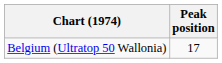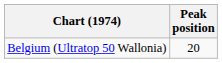(193, 48) 17 -> (193, 48) 20
